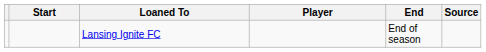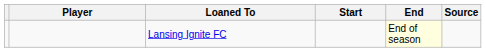columns swapped: (318, 12) <-> (44, 12)
(404, 34) no background -> (404, 34) lightyellow background
